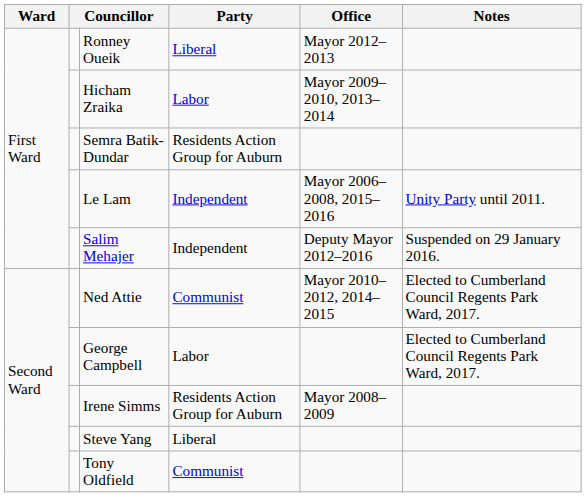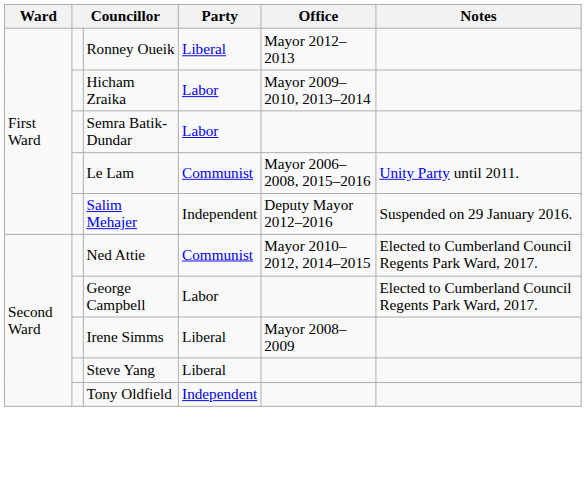(227, 148) Residents Action Group for Auburn -> (200, 131) Labor
(210, 198) Independent -> (218, 172) Communist
(227, 406) Residents Action Group for Auburn -> (204, 337) Liberal
(208, 471) Communist -> (220, 394) Independent
